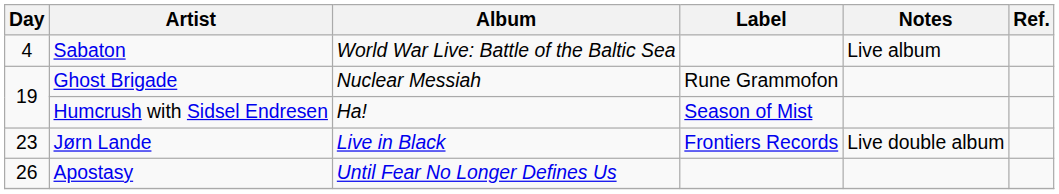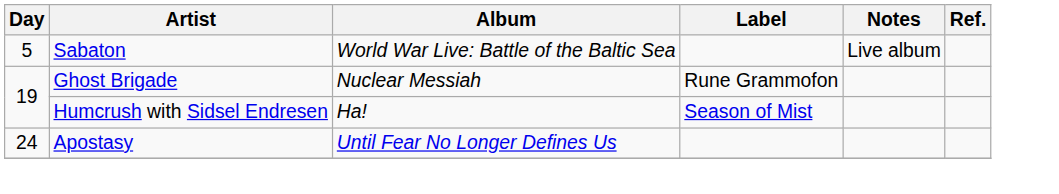(27, 50) 4 -> (27, 50) 5
- row: (102, 142)
(27, 173) 26 -> (27, 142) 24
